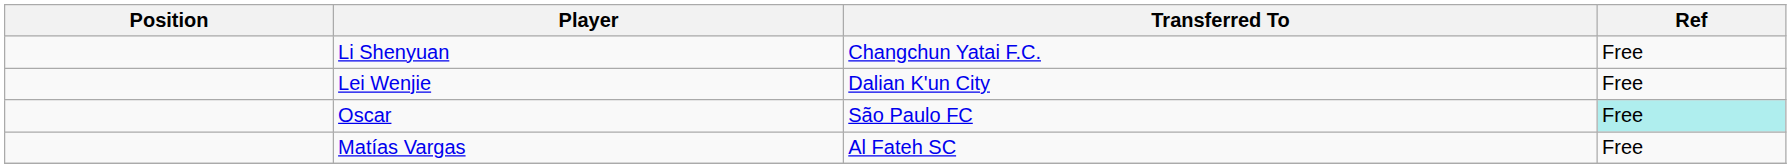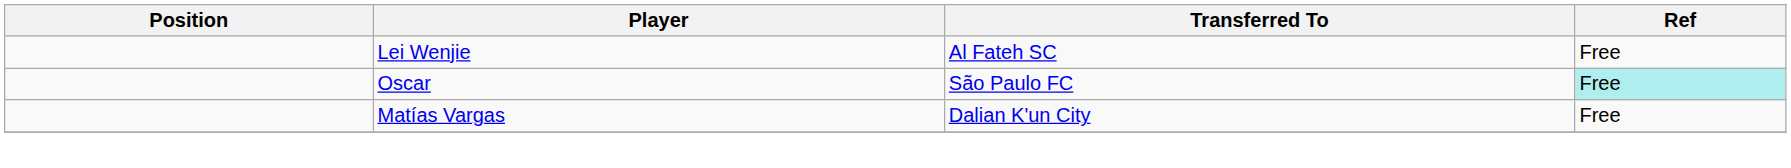- row: (394, 52)
(919, 83) Dalian K'un City -> (1003, 52) Al Fateh SC
(902, 147) Al Fateh SC -> (1020, 115) Dalian K'un City
